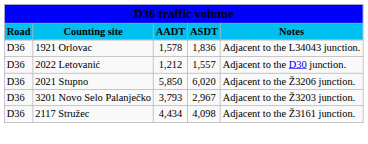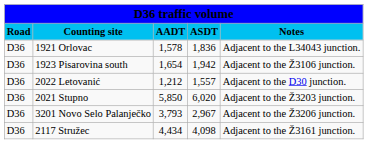+ row: (81, 64)
(289, 81) Adjacent to the Ž3206 junction. -> (289, 97) Adjacent to the Ž3203 junction.
(289, 97) Adjacent to the Ž3203 junction. -> (289, 114) Adjacent to the Ž3206 junction.
